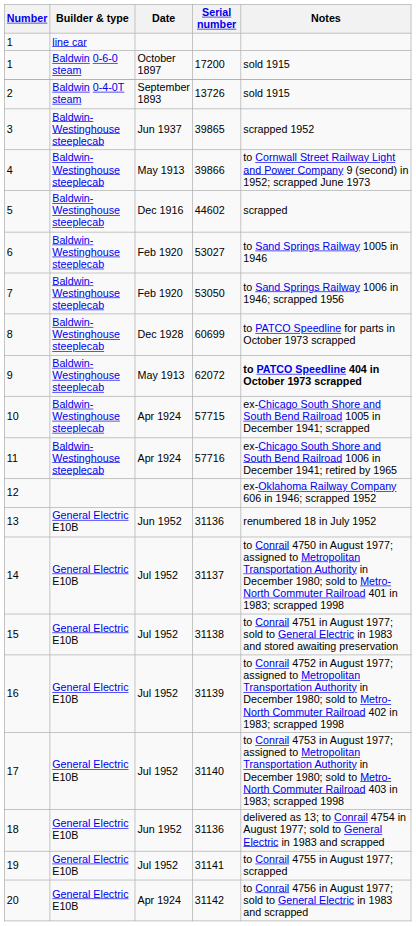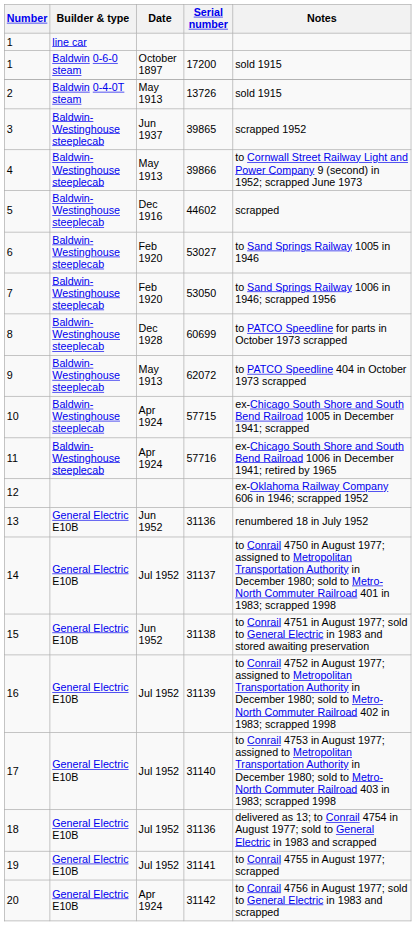(164, 94) September 1893 -> (150, 94) May 1913
(311, 375) bold -> (321, 375) normal
(158, 634) Jul 1952 -> (150, 634) Jun 1952
(160, 830) Jun 1952 -> (159, 830) Jul 1952
